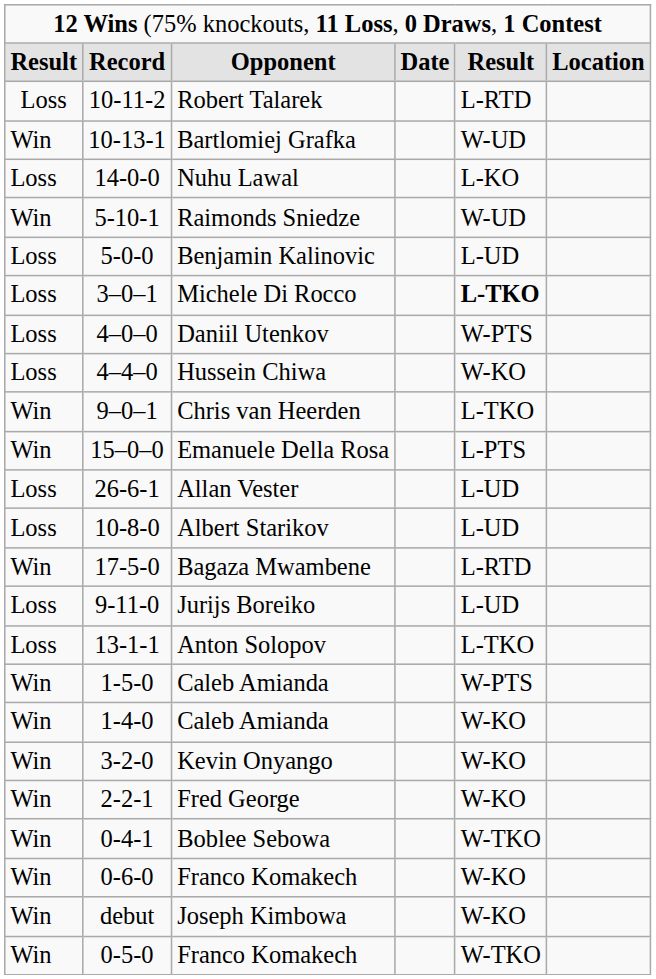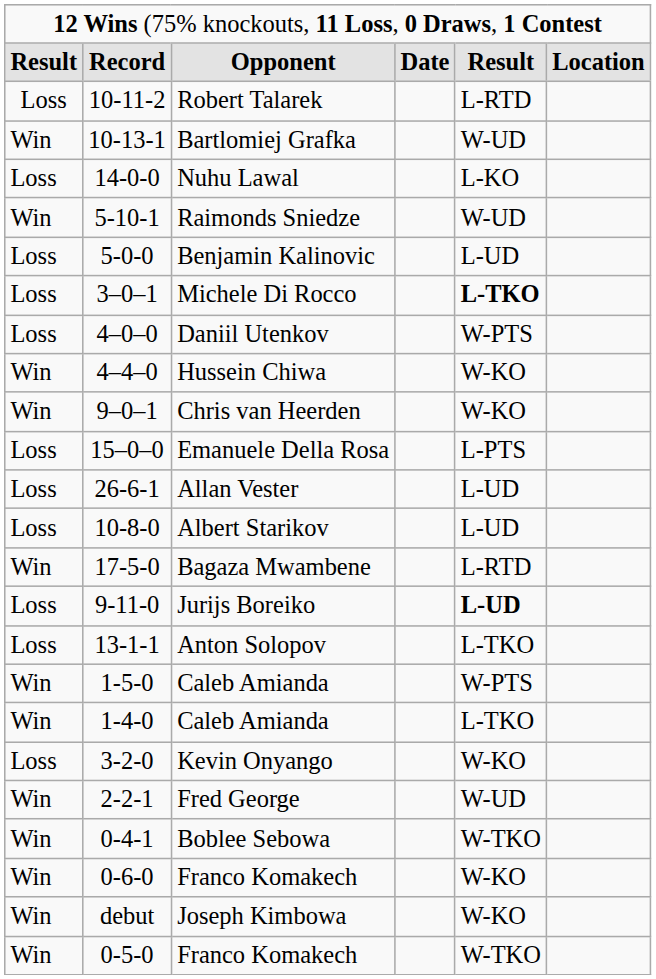(34, 372) Loss -> (31, 372) Win
(497, 411) L-TKO -> (493, 411) W-KO
(31, 450) Win -> (34, 450) Loss
(490, 605) normal -> (491, 605) bold
(493, 721) W-KO -> (497, 721) L-TKO
(31, 760) Win -> (34, 760) Loss
(493, 799) W-KO -> (493, 799) W-UD
